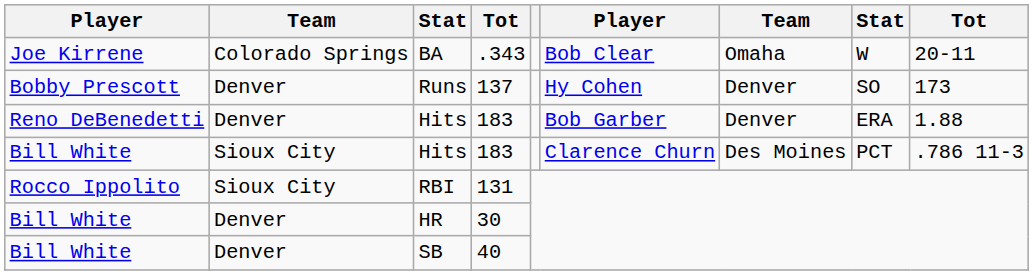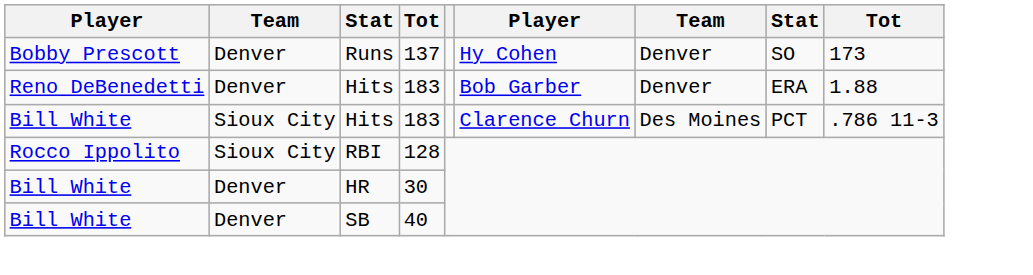- row: (77, 54)
(495, 187) 131 -> (422, 154) 128
